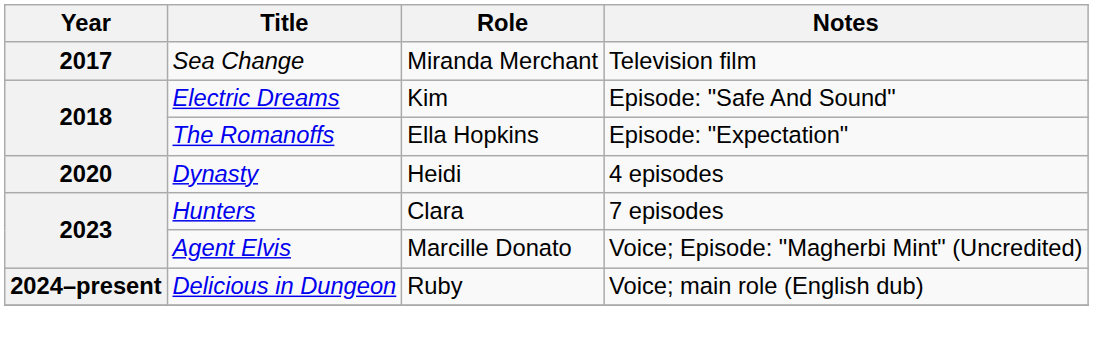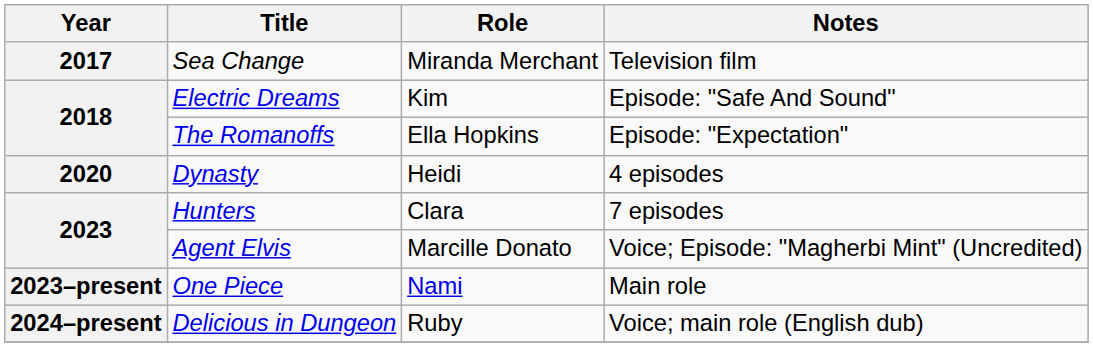+ row: (228, 286)
